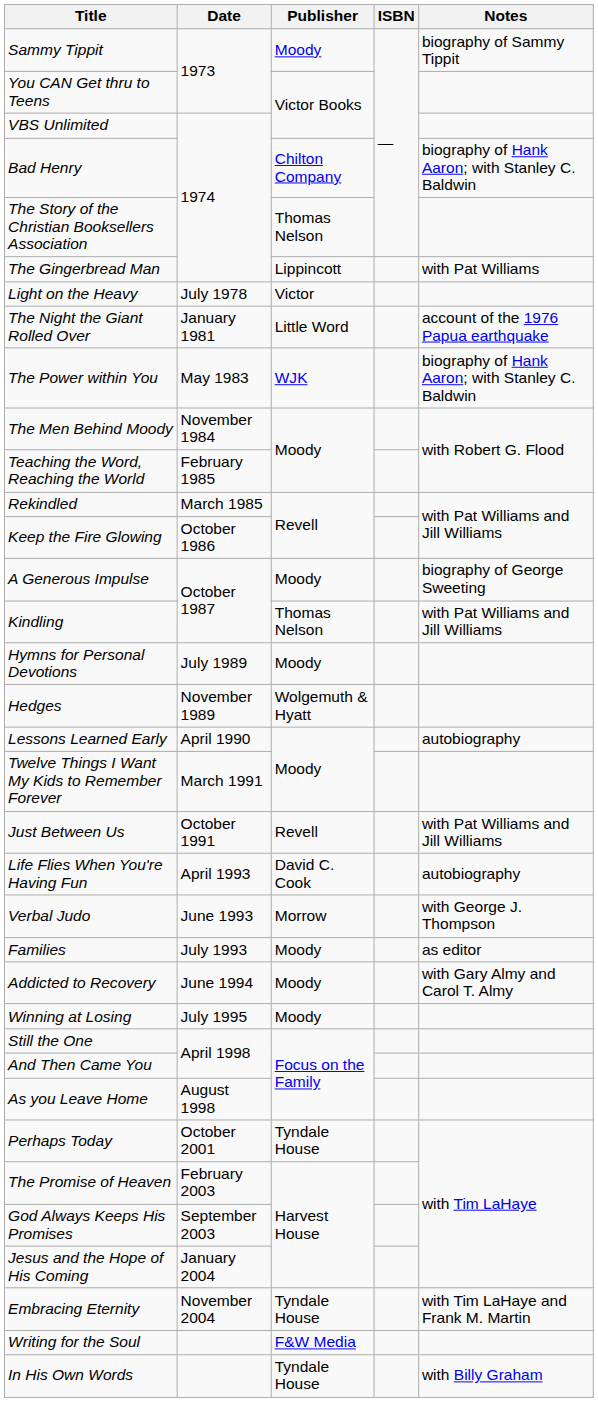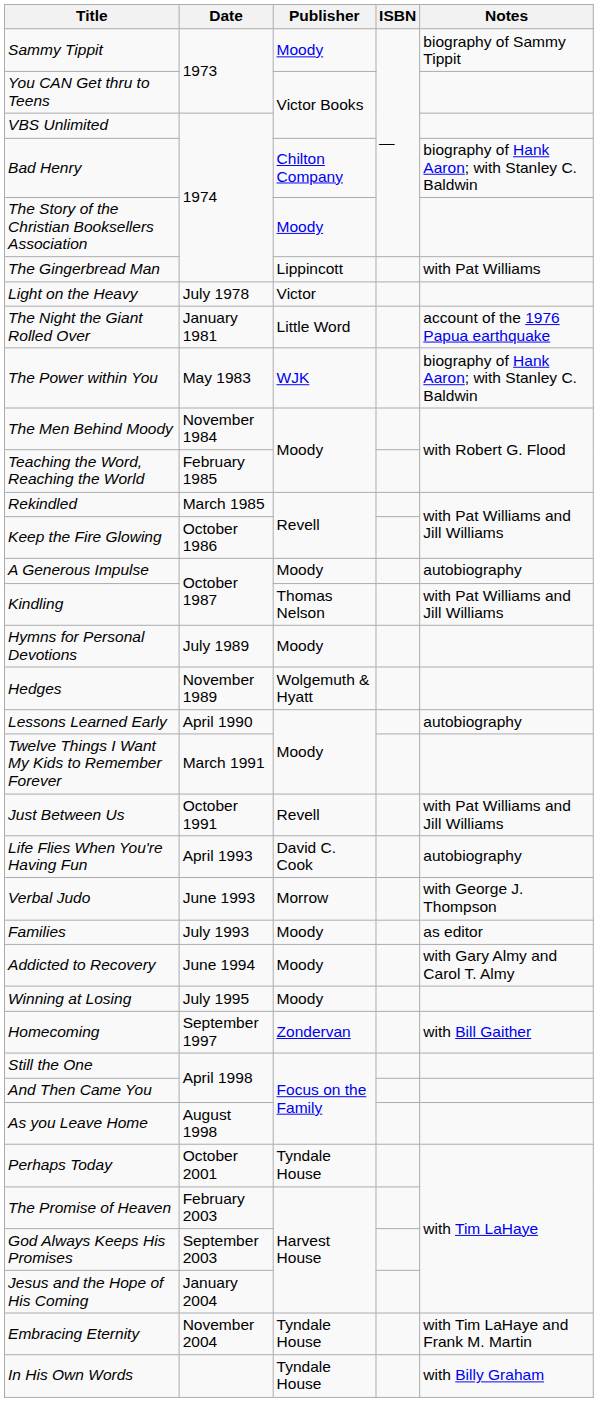(303, 227) Thomas Nelson -> (300, 227) Moody
(493, 579) biography of George Sweeting -> (473, 570) autobiography
+ row: (54, 1032)
- row: (74, 1342)
